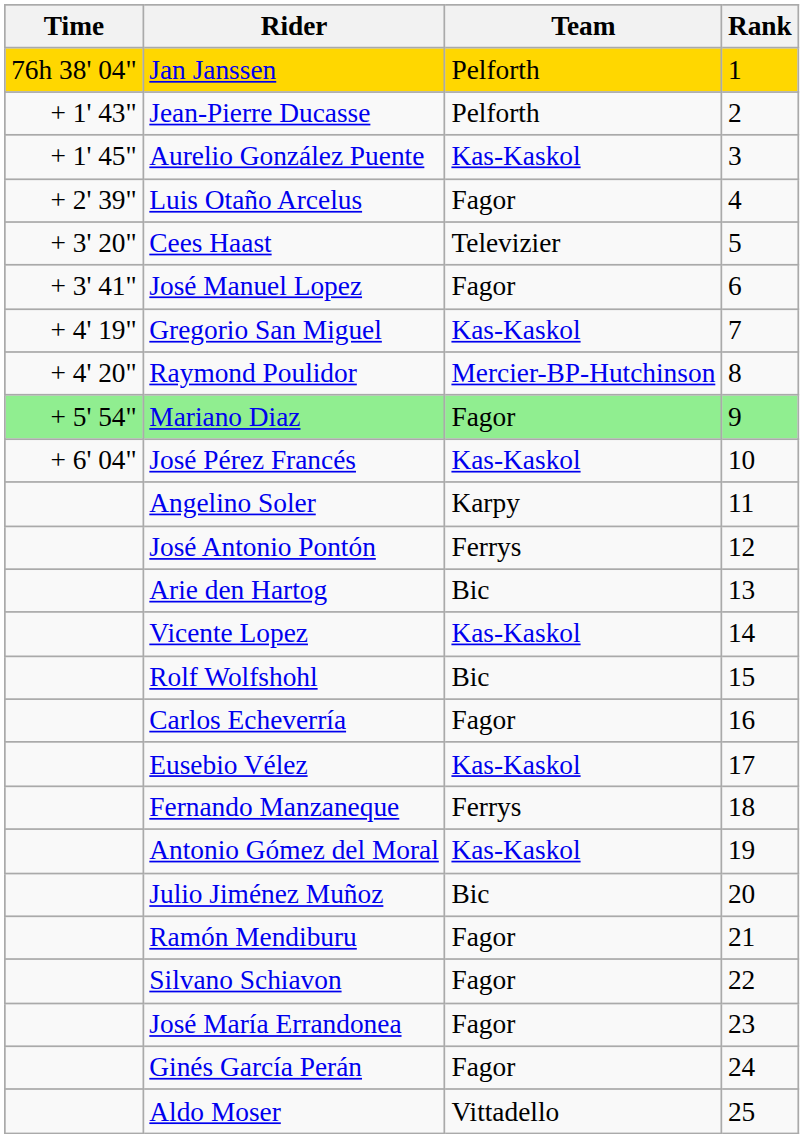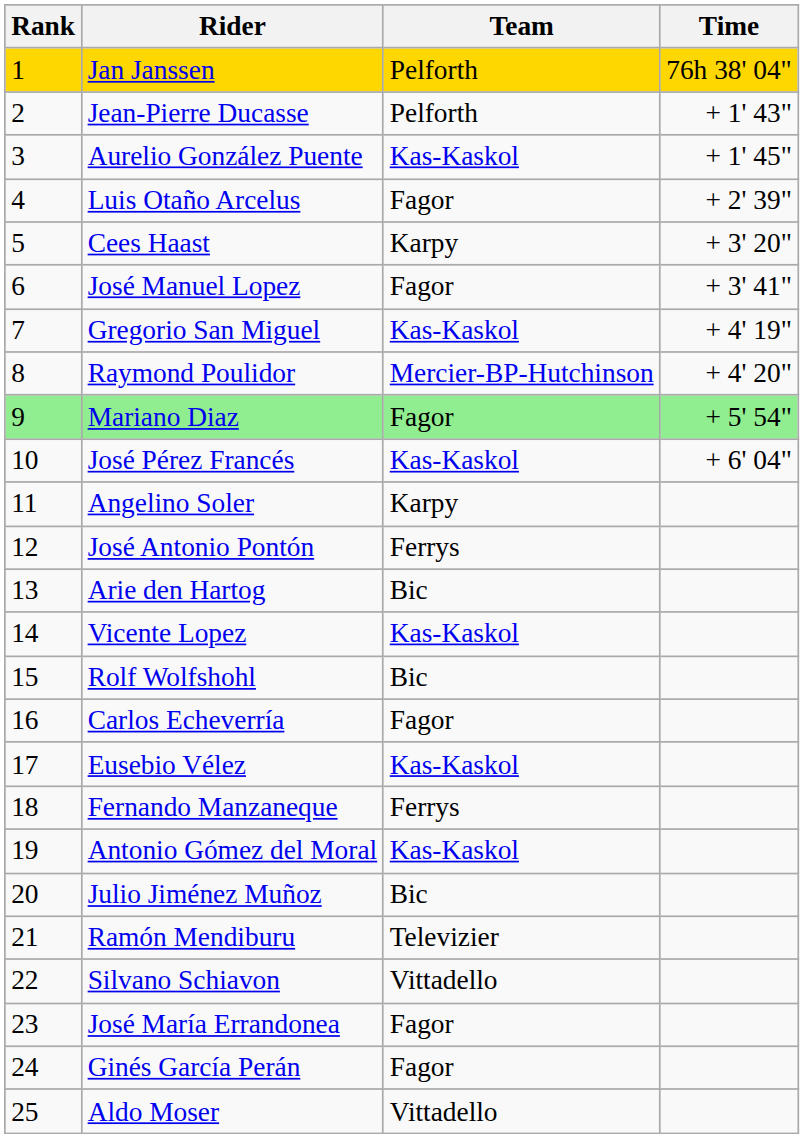columns swapped: (760, 26) <-> (74, 26)
(506, 243) Televizier -> (424, 243) Karpy
(483, 937) Fagor -> (444, 937) Televizier
(483, 980) Fagor -> (444, 980) Vittadello
